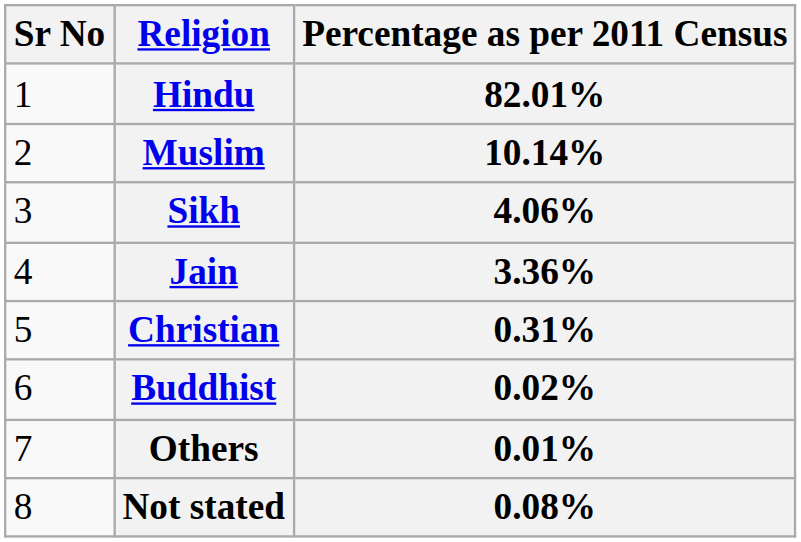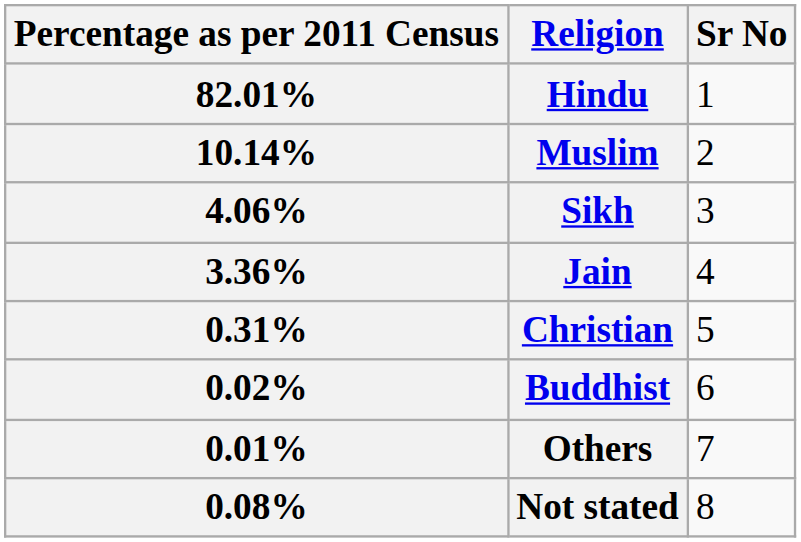columns swapped: (60, 34) <-> (545, 34)
